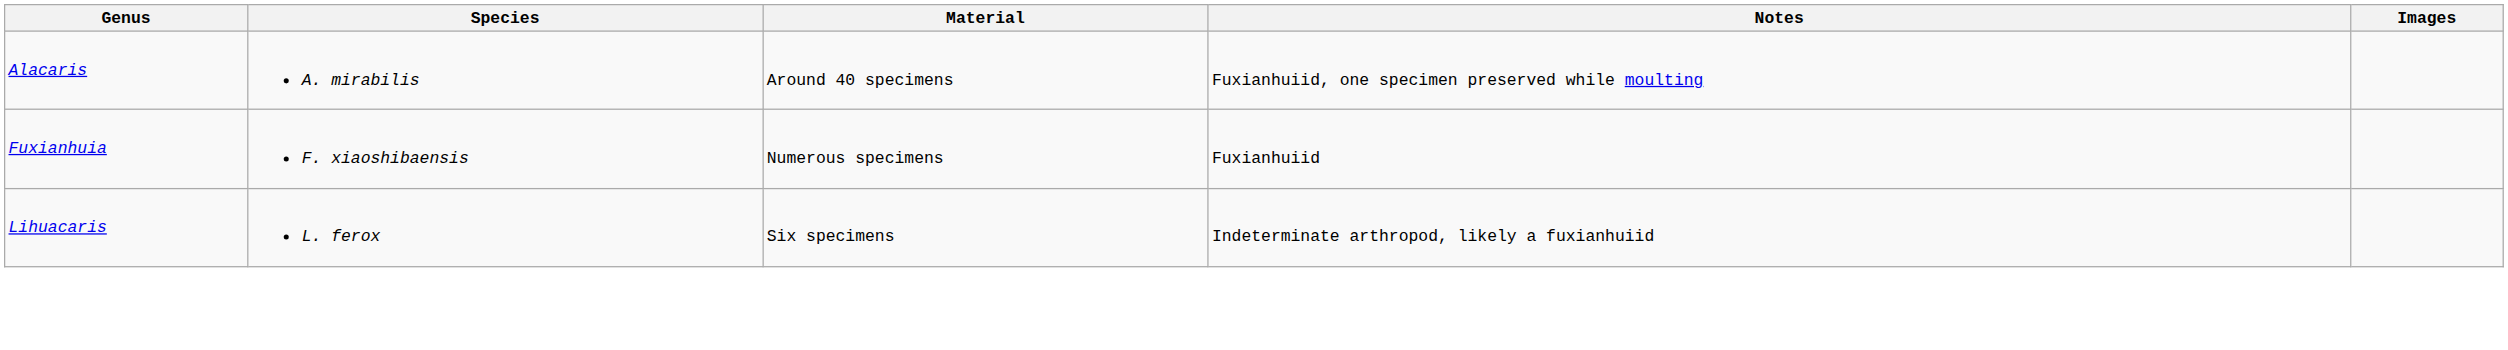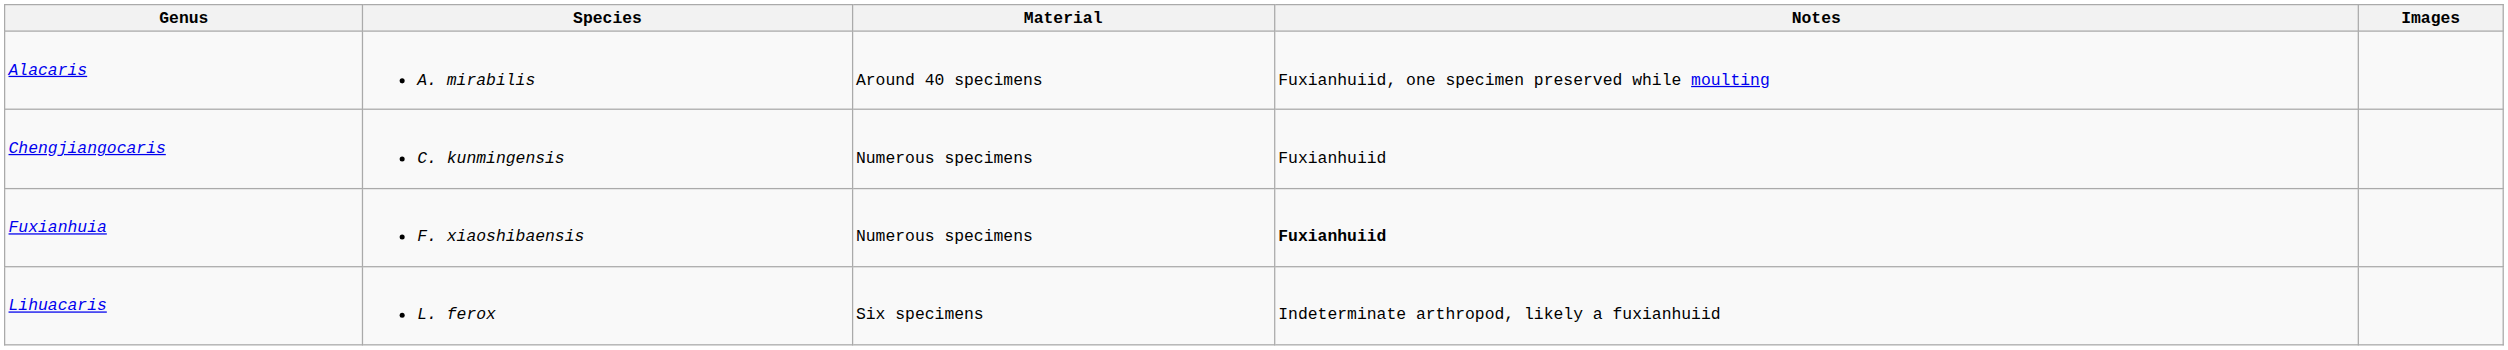+ row: (87, 149)
(1266, 158) normal -> (1332, 237) bold
